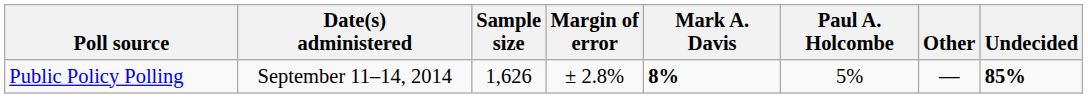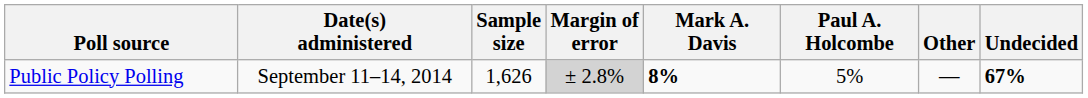(595, 76) no background -> (595, 76) lightgrey background
(1005, 76) 85% -> (1005, 76) 67%
